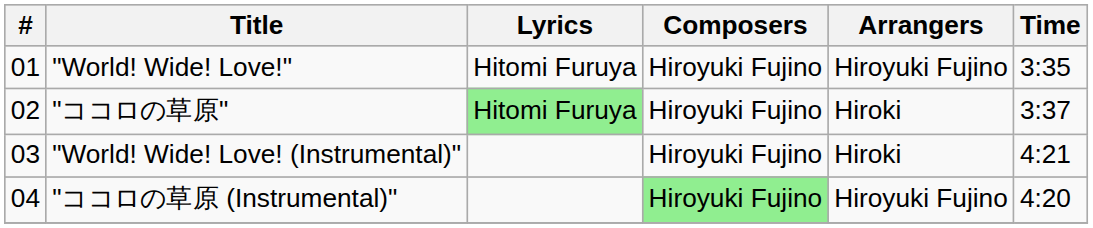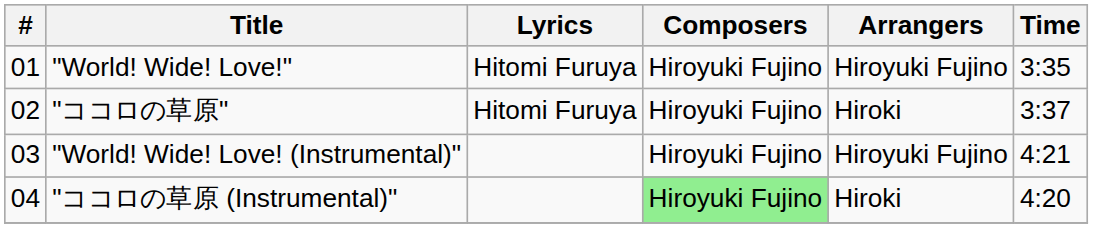(555, 110) lightgreen background -> (555, 110) no background
(868, 155) Hiroki -> (921, 155) Hiroyuki Fujino
(921, 199) Hiroyuki Fujino -> (868, 199) Hiroki
